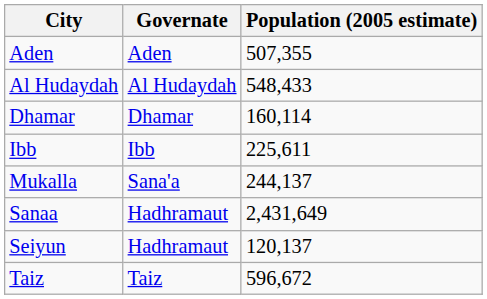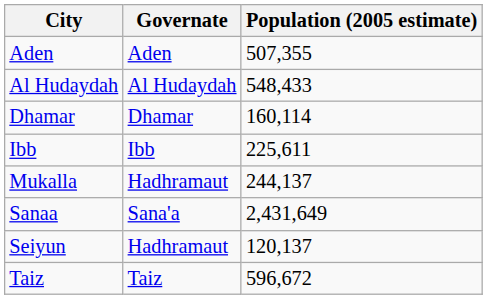(154, 181) Sana'a -> (178, 181) Hadhramaut
(178, 213) Hadhramaut -> (154, 213) Sana'a
